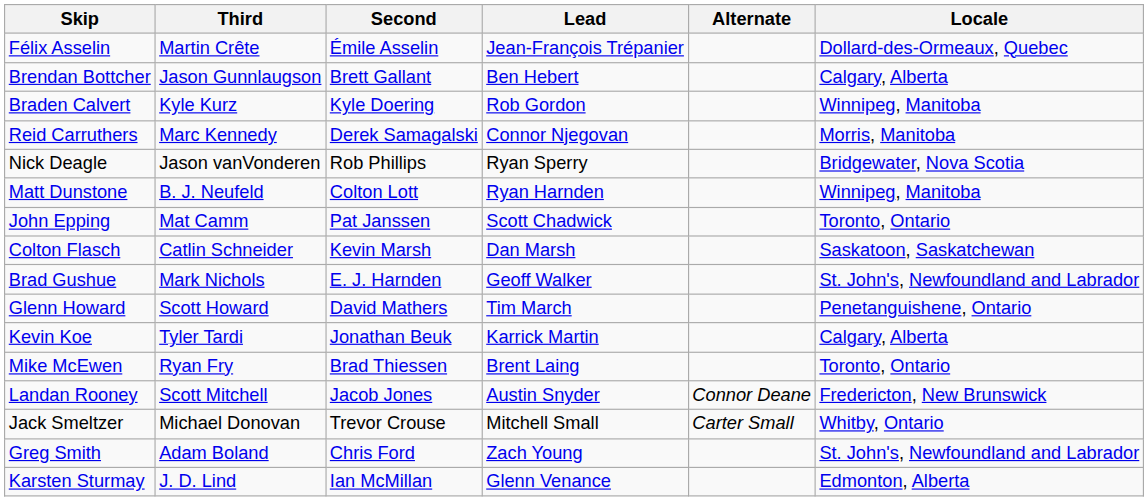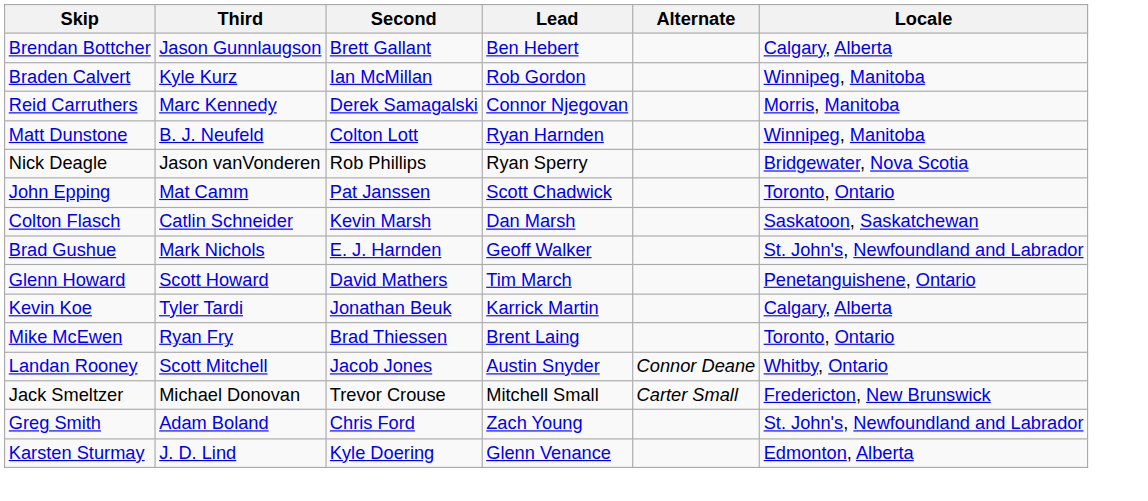- row: (59, 47)
(382, 105) Kyle Doering -> (381, 76) Ian McMillan
rows swapped: (58, 163) <-> (68, 192)
(933, 395) Fredericton, New Brunswick -> (826, 366) Whitby, Ontario
(882, 423) Whitby, Ontario -> (877, 395) Fredericton, New Brunswick
(381, 481) Ian McMillan -> (382, 452) Kyle Doering
